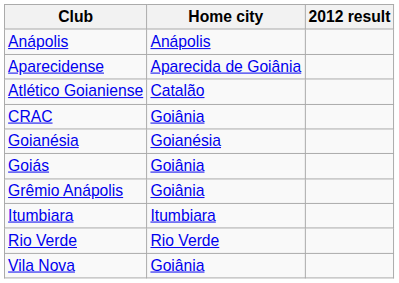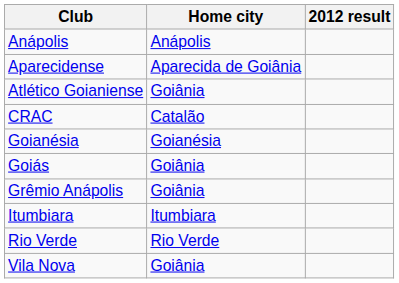(177, 91) Catalão -> (177, 91) Goiânia
(177, 116) Goiânia -> (177, 116) Catalão
